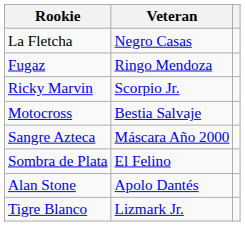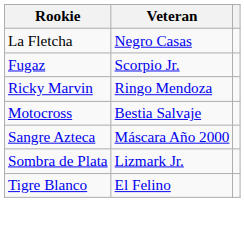(163, 64) Ringo Mendoza -> (147, 64) Scorpio Jr.
(147, 88) Scorpio Jr. -> (163, 88) Ringo Mendoza
(143, 161) El Felino -> (149, 161) Lizmark Jr.
- row: (42, 185)
(149, 209) Lizmark Jr. -> (143, 185) El Felino
